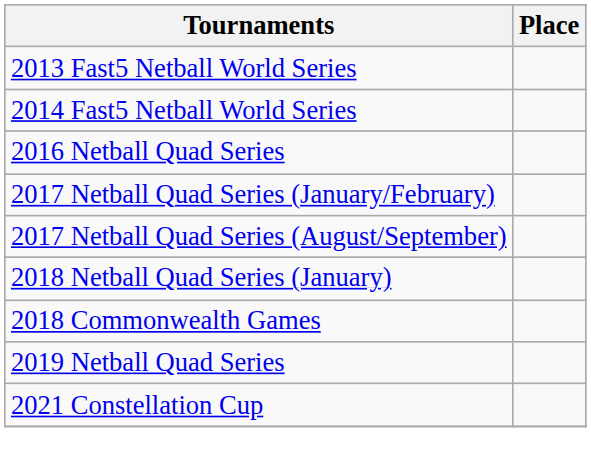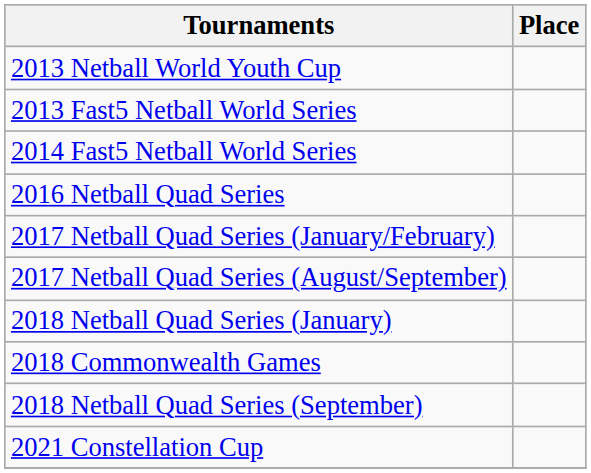+ row: (176, 67)
+ row: (217, 404)
- row: (148, 362)
